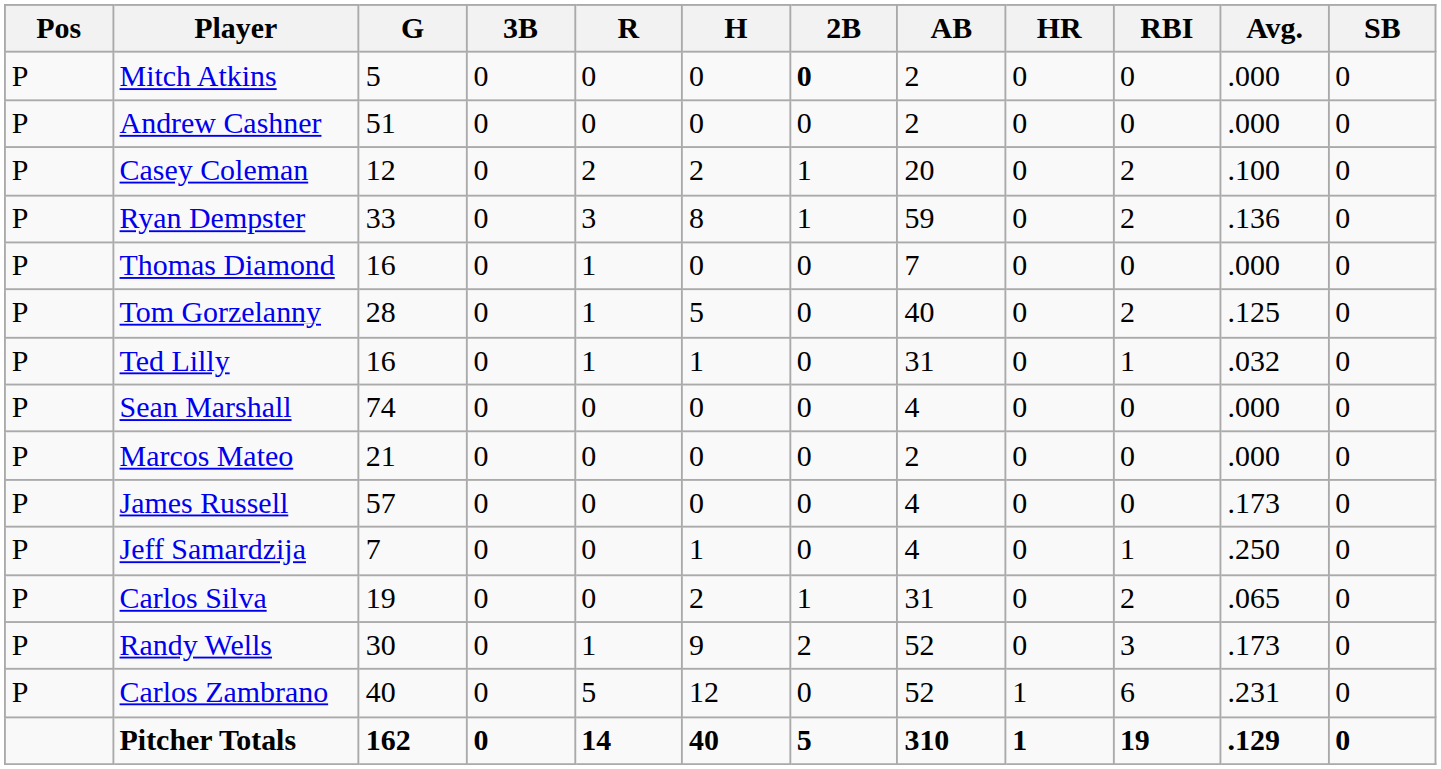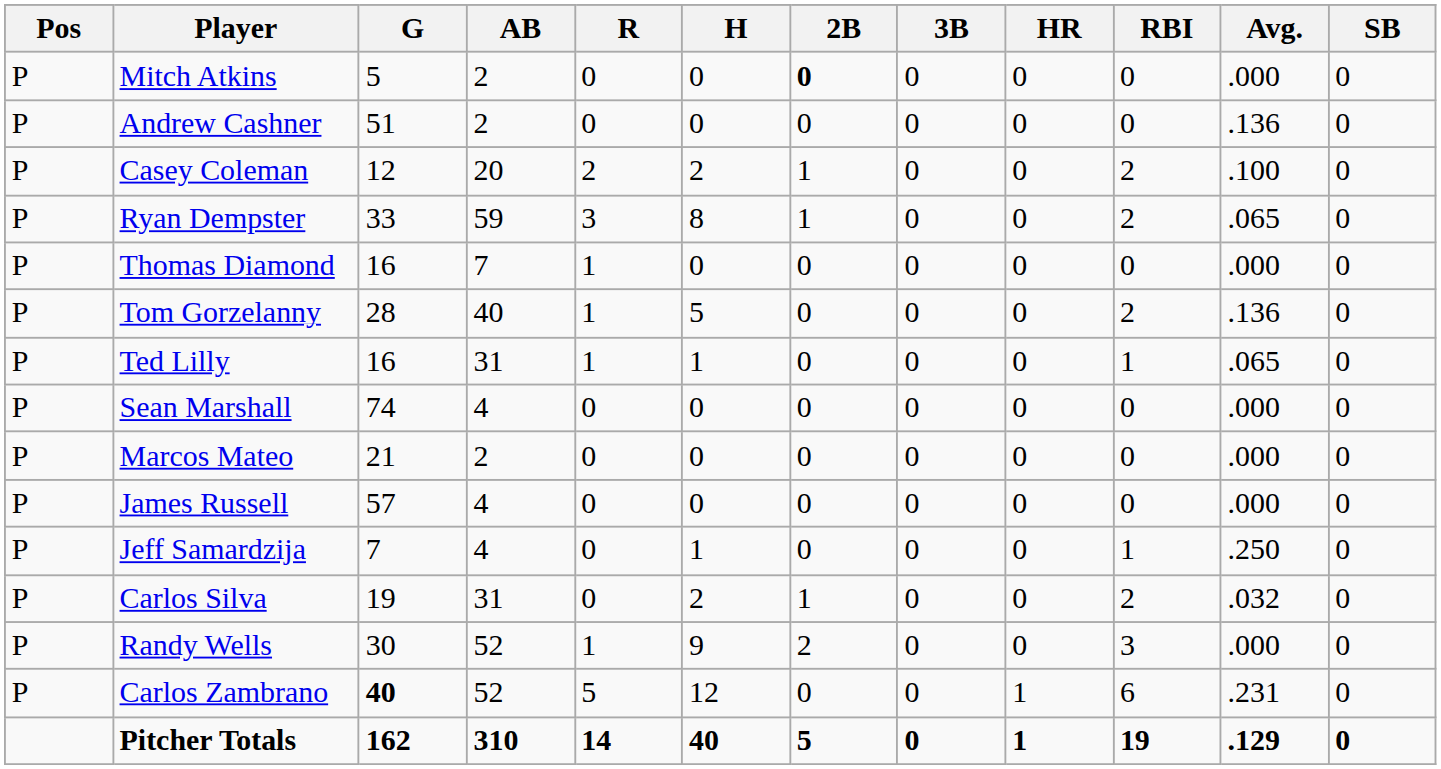columns swapped: (951, 28) <-> (520, 28)
(1254, 123) .000 -> (1254, 123) .136
(1254, 218) .136 -> (1254, 218) .065
(1254, 312) .125 -> (1254, 312) .136
(1254, 360) .032 -> (1254, 360) .065
(1254, 502) .173 -> (1254, 502) .000
(1254, 597) .065 -> (1254, 597) .032
(1254, 645) .173 -> (1254, 645) .000
(381, 692) normal -> (381, 692) bold
